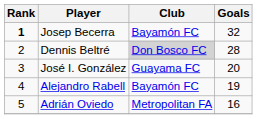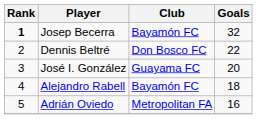(169, 50) lightgrey background -> (169, 50) no background
(234, 50) 28 -> (234, 50) 22
(234, 86) 19 -> (234, 86) 18
